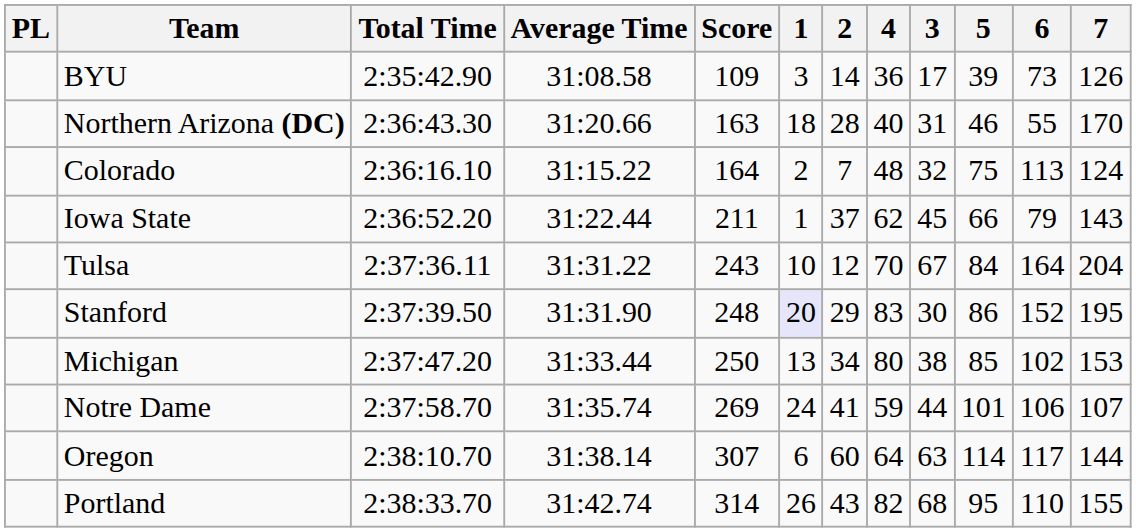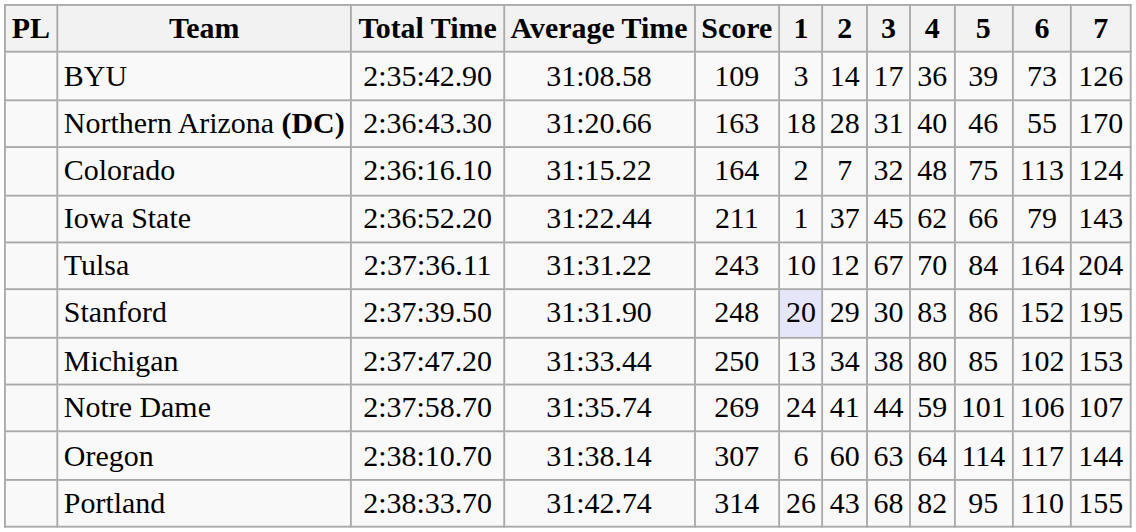columns swapped: (932, 28) <-> (888, 28)
